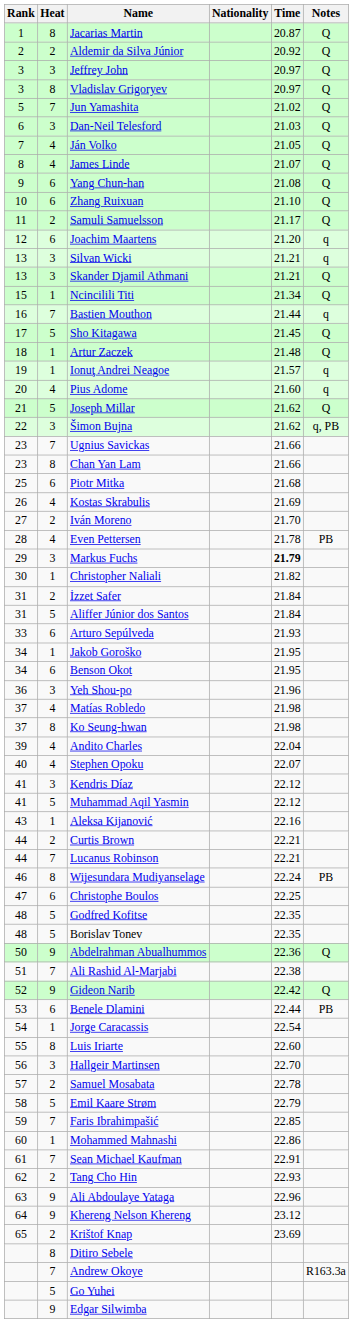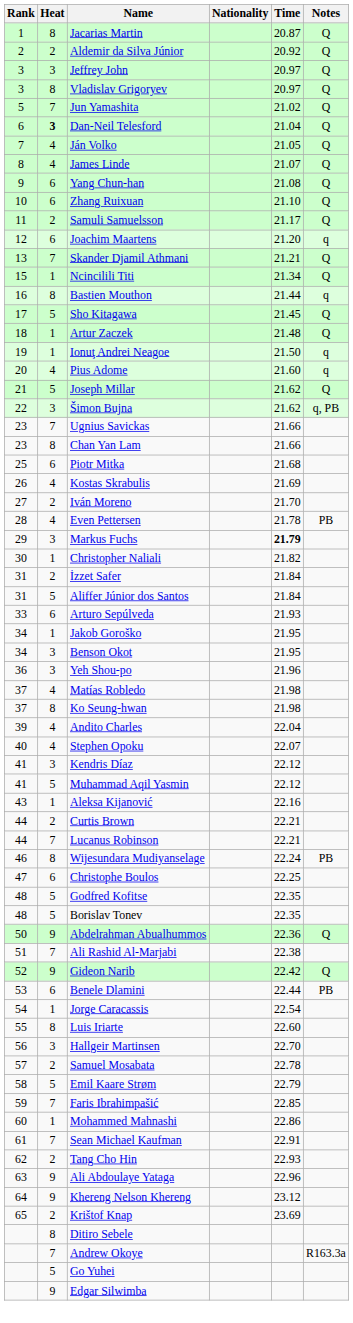(52, 126) normal -> (52, 126) bold
(287, 126) 21.03 -> (287, 126) 21.04
- row: (101, 257)
(52, 276) 3 -> (52, 257) 7
(52, 314) 7 -> (52, 295) 8
(287, 370) 21.57 -> (287, 351) 21.50
(52, 671) 6 -> (52, 652) 3
